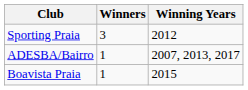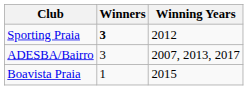(103, 34) normal -> (103, 34) bold
(103, 54) 1 -> (103, 54) 3
